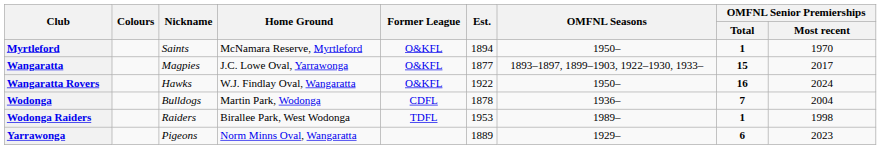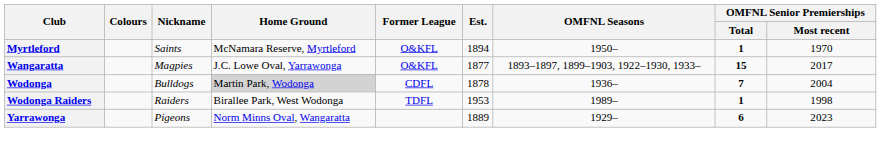- row: (53, 83)
(270, 100) no background -> (264, 83) lightgrey background
